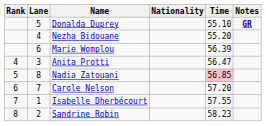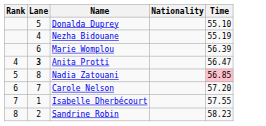- column: (247, 11)
(219, 37) 55.20 -> (219, 37) 55.19
(39, 62) normal -> (39, 62) bold
